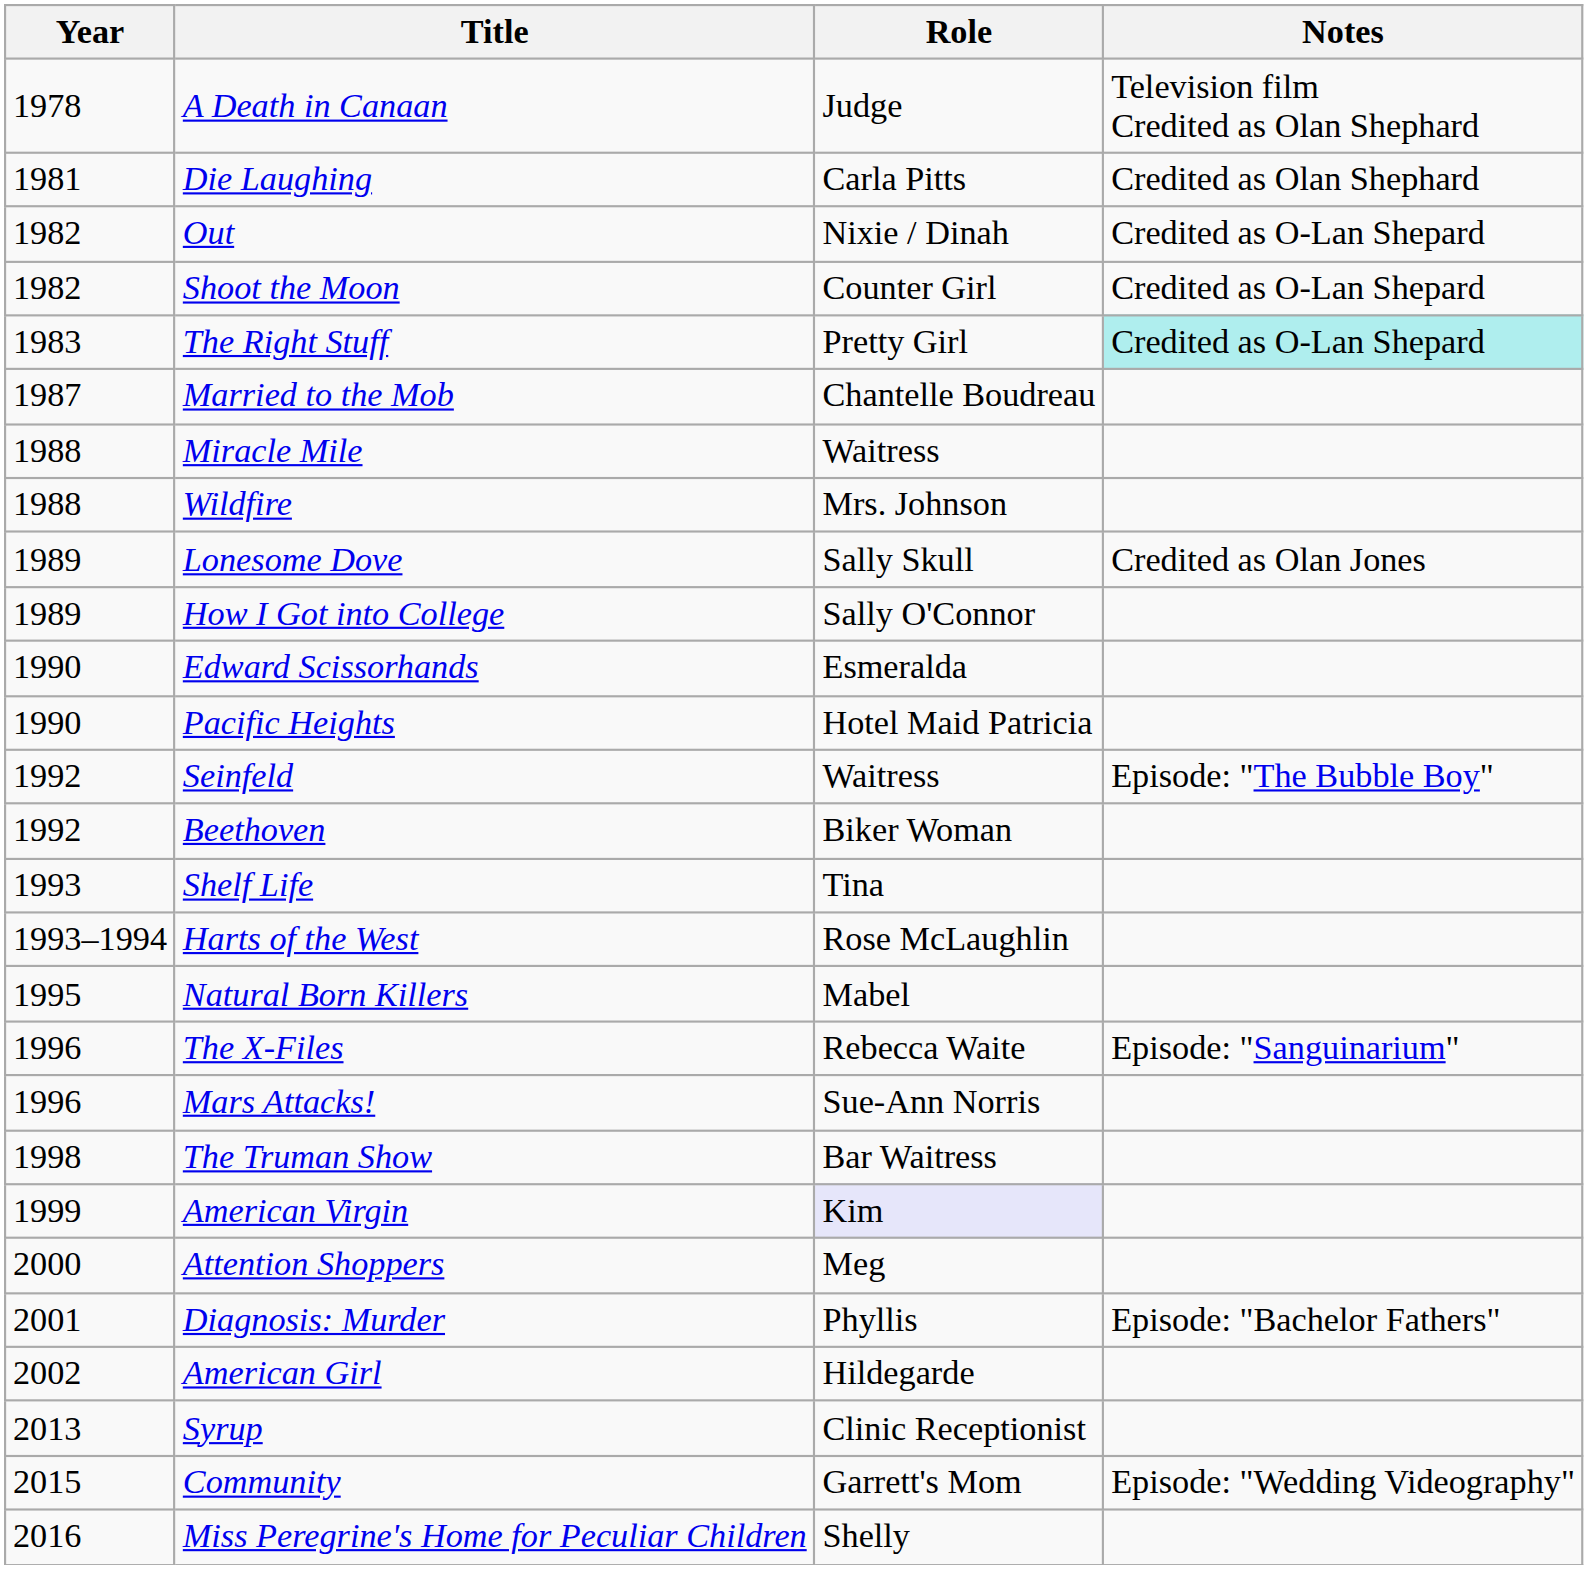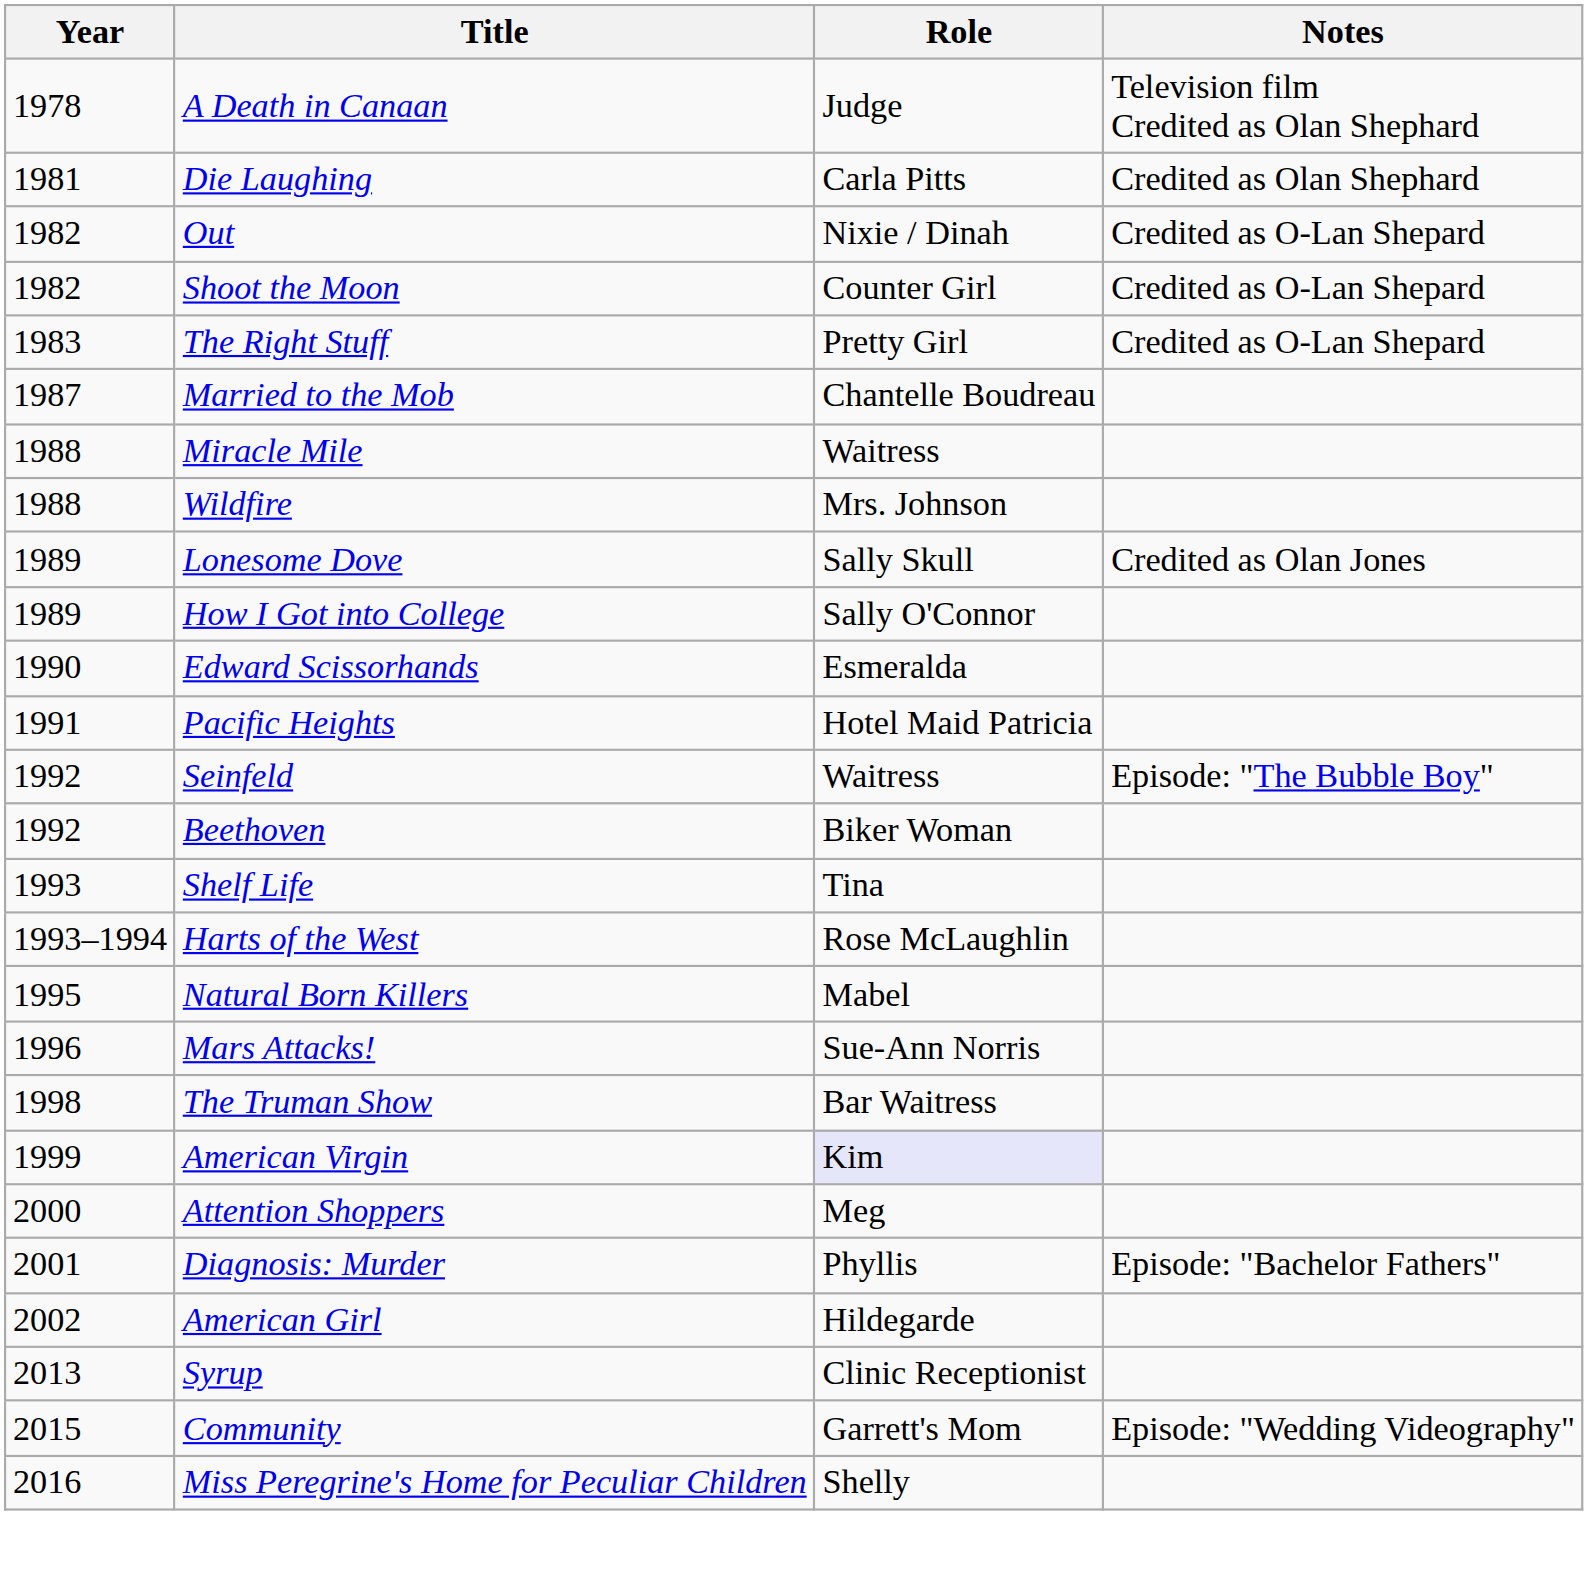(1298, 341) paleturquoise background -> (1298, 341) no background
(47, 721) 1990 -> (47, 721) 1991
- row: (263, 1047)
